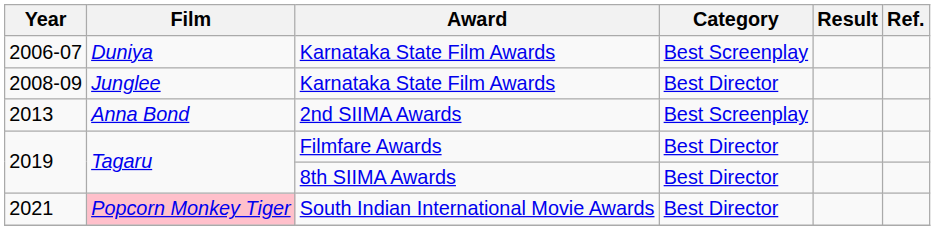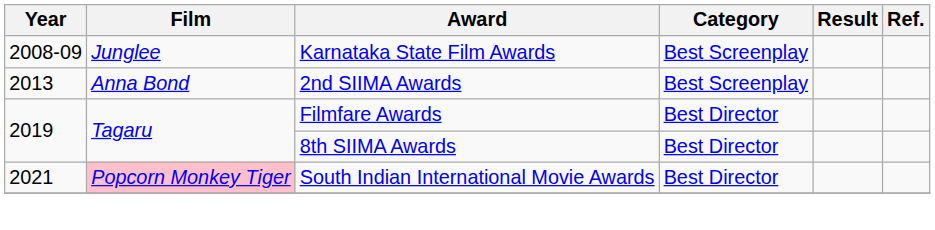- row: (46, 51)
(721, 83) Best Director -> (736, 51) Best Screenplay
